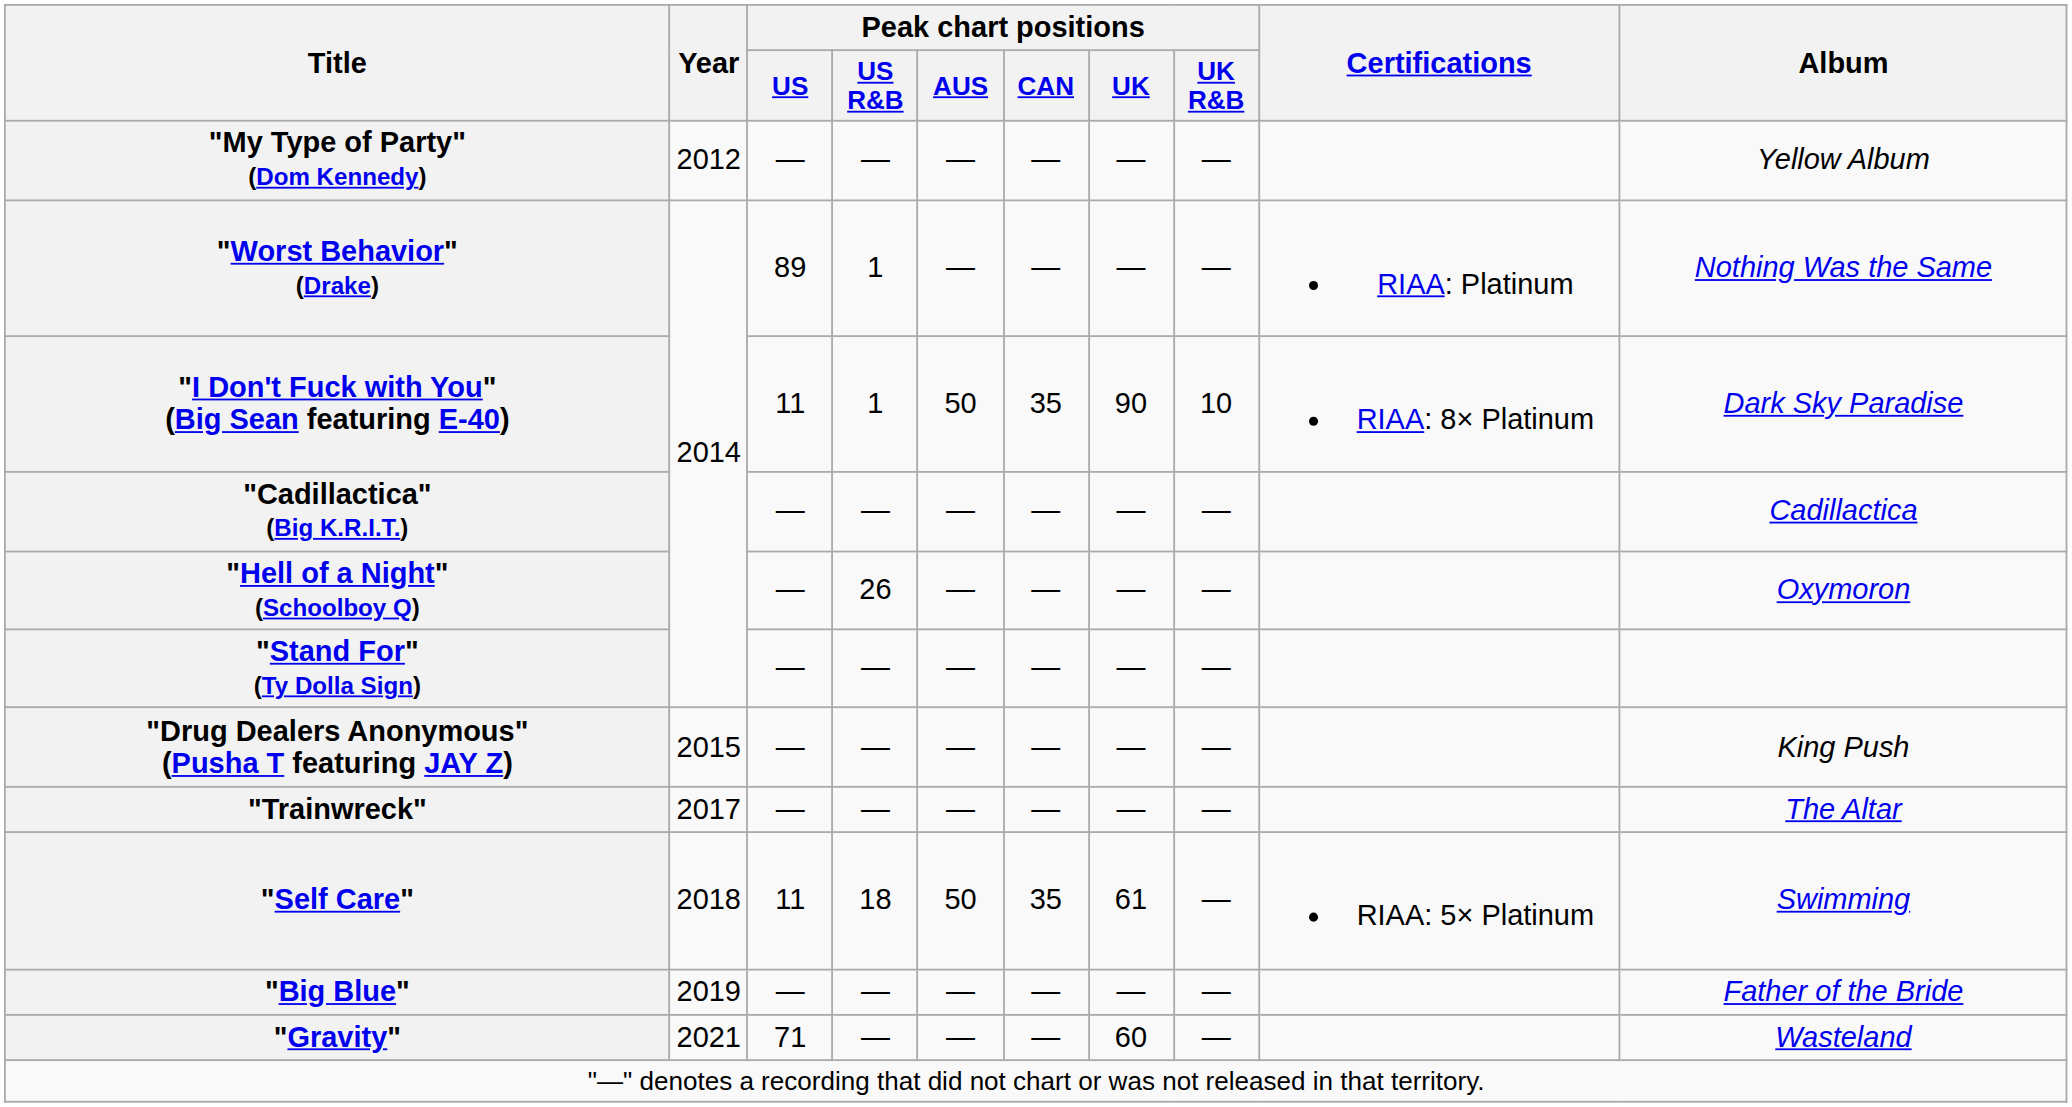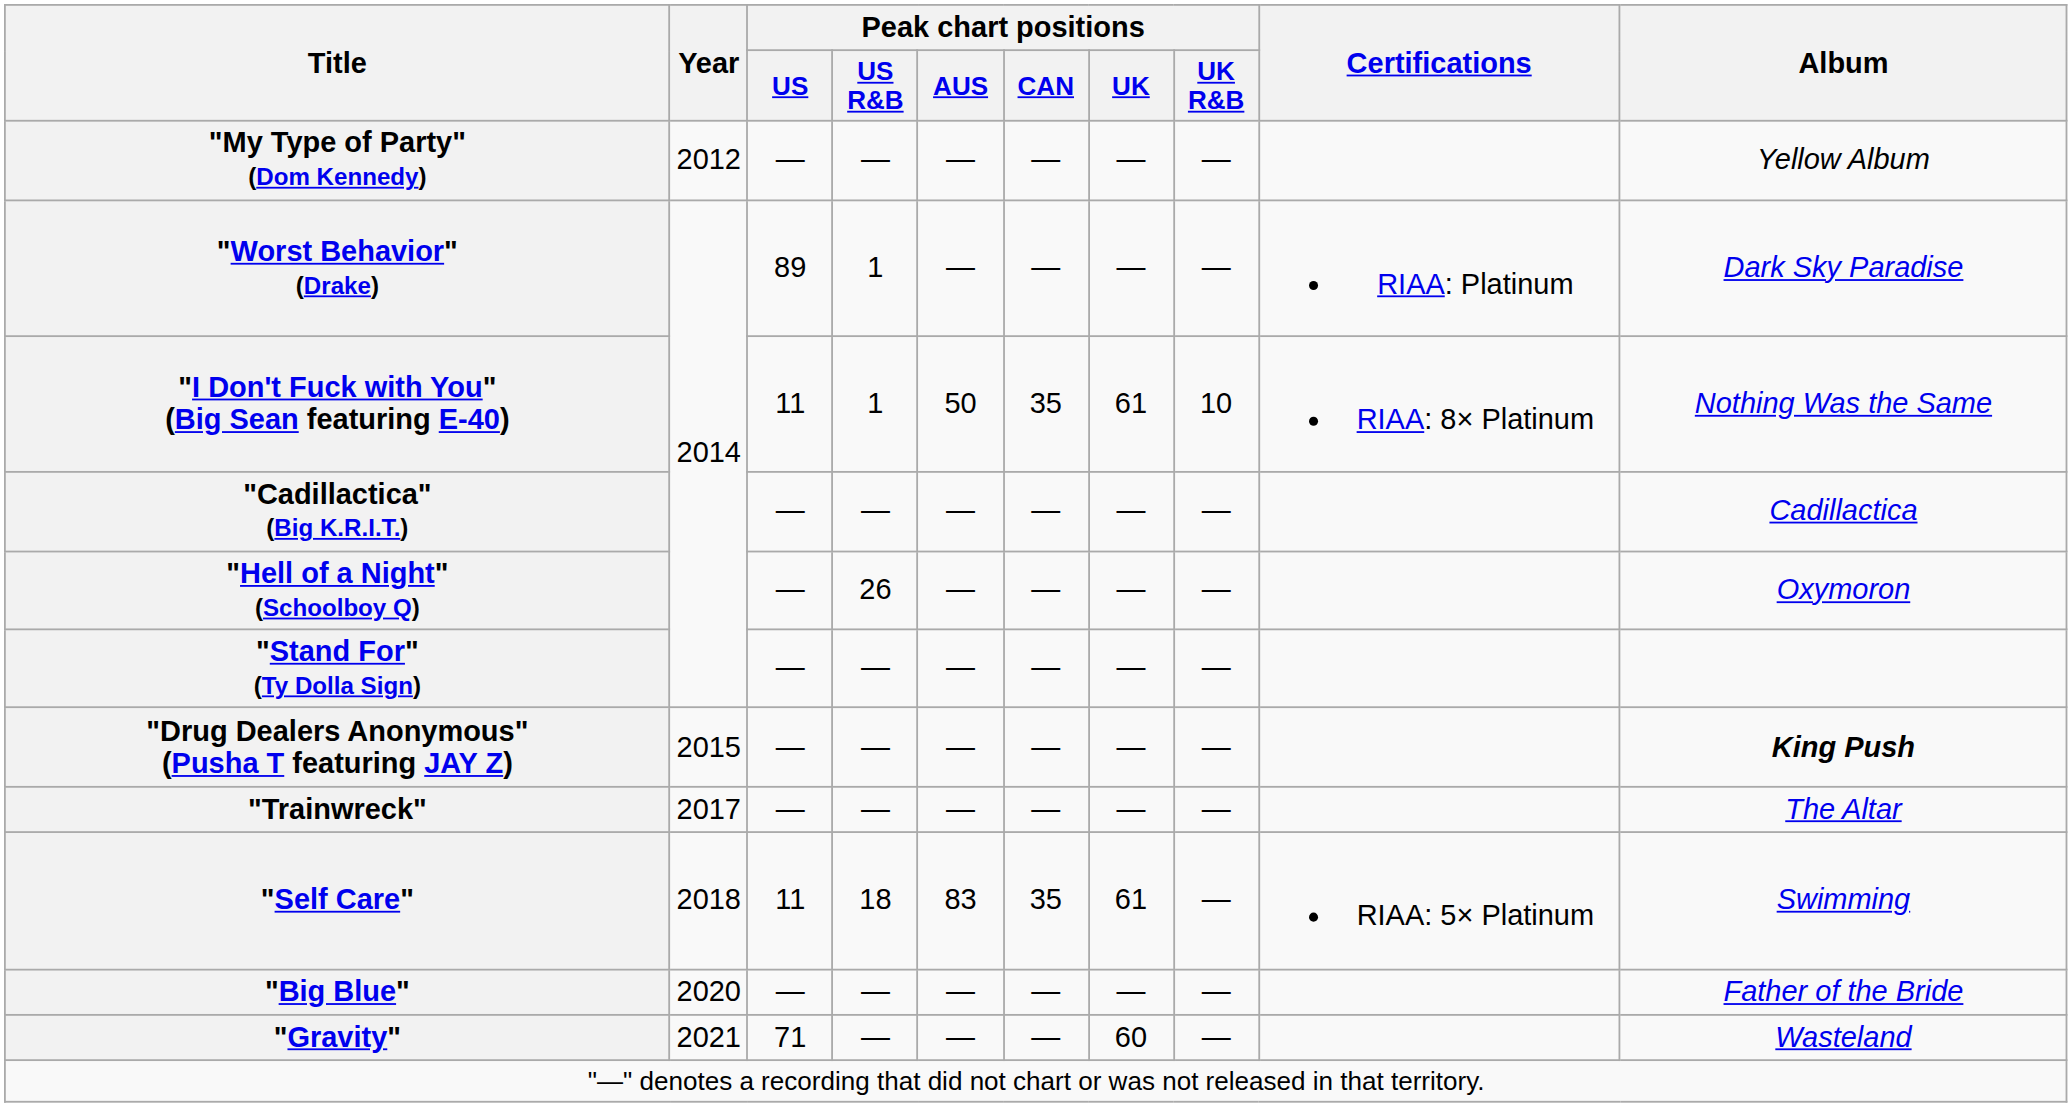(1843, 267) Nothing Was the Same -> (1843, 267) Dark Sky Paradise
(1131, 403) 90 -> (1131, 403) 61
(1843, 403) Dark Sky Paradise -> (1843, 403) Nothing Was the Same
(1843, 746) normal -> (1843, 746) bold
(961, 900) 50 -> (961, 900) 83
(709, 991) 2019 -> (709, 991) 2020
